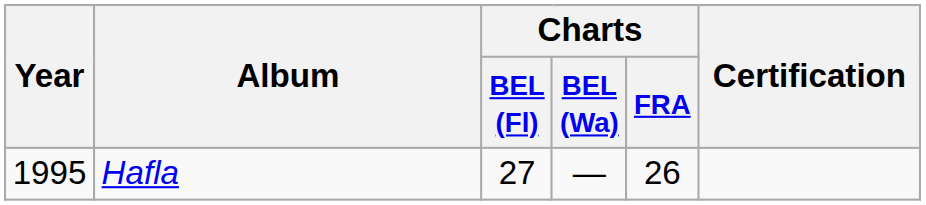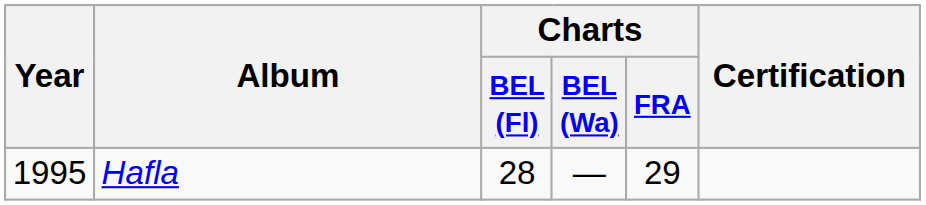(517, 173) 27 -> (517, 173) 28
(662, 173) 26 -> (662, 173) 29
